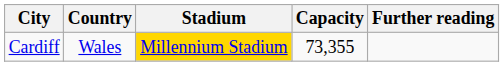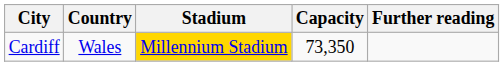(330, 46) 73,355 -> (330, 46) 73,350
